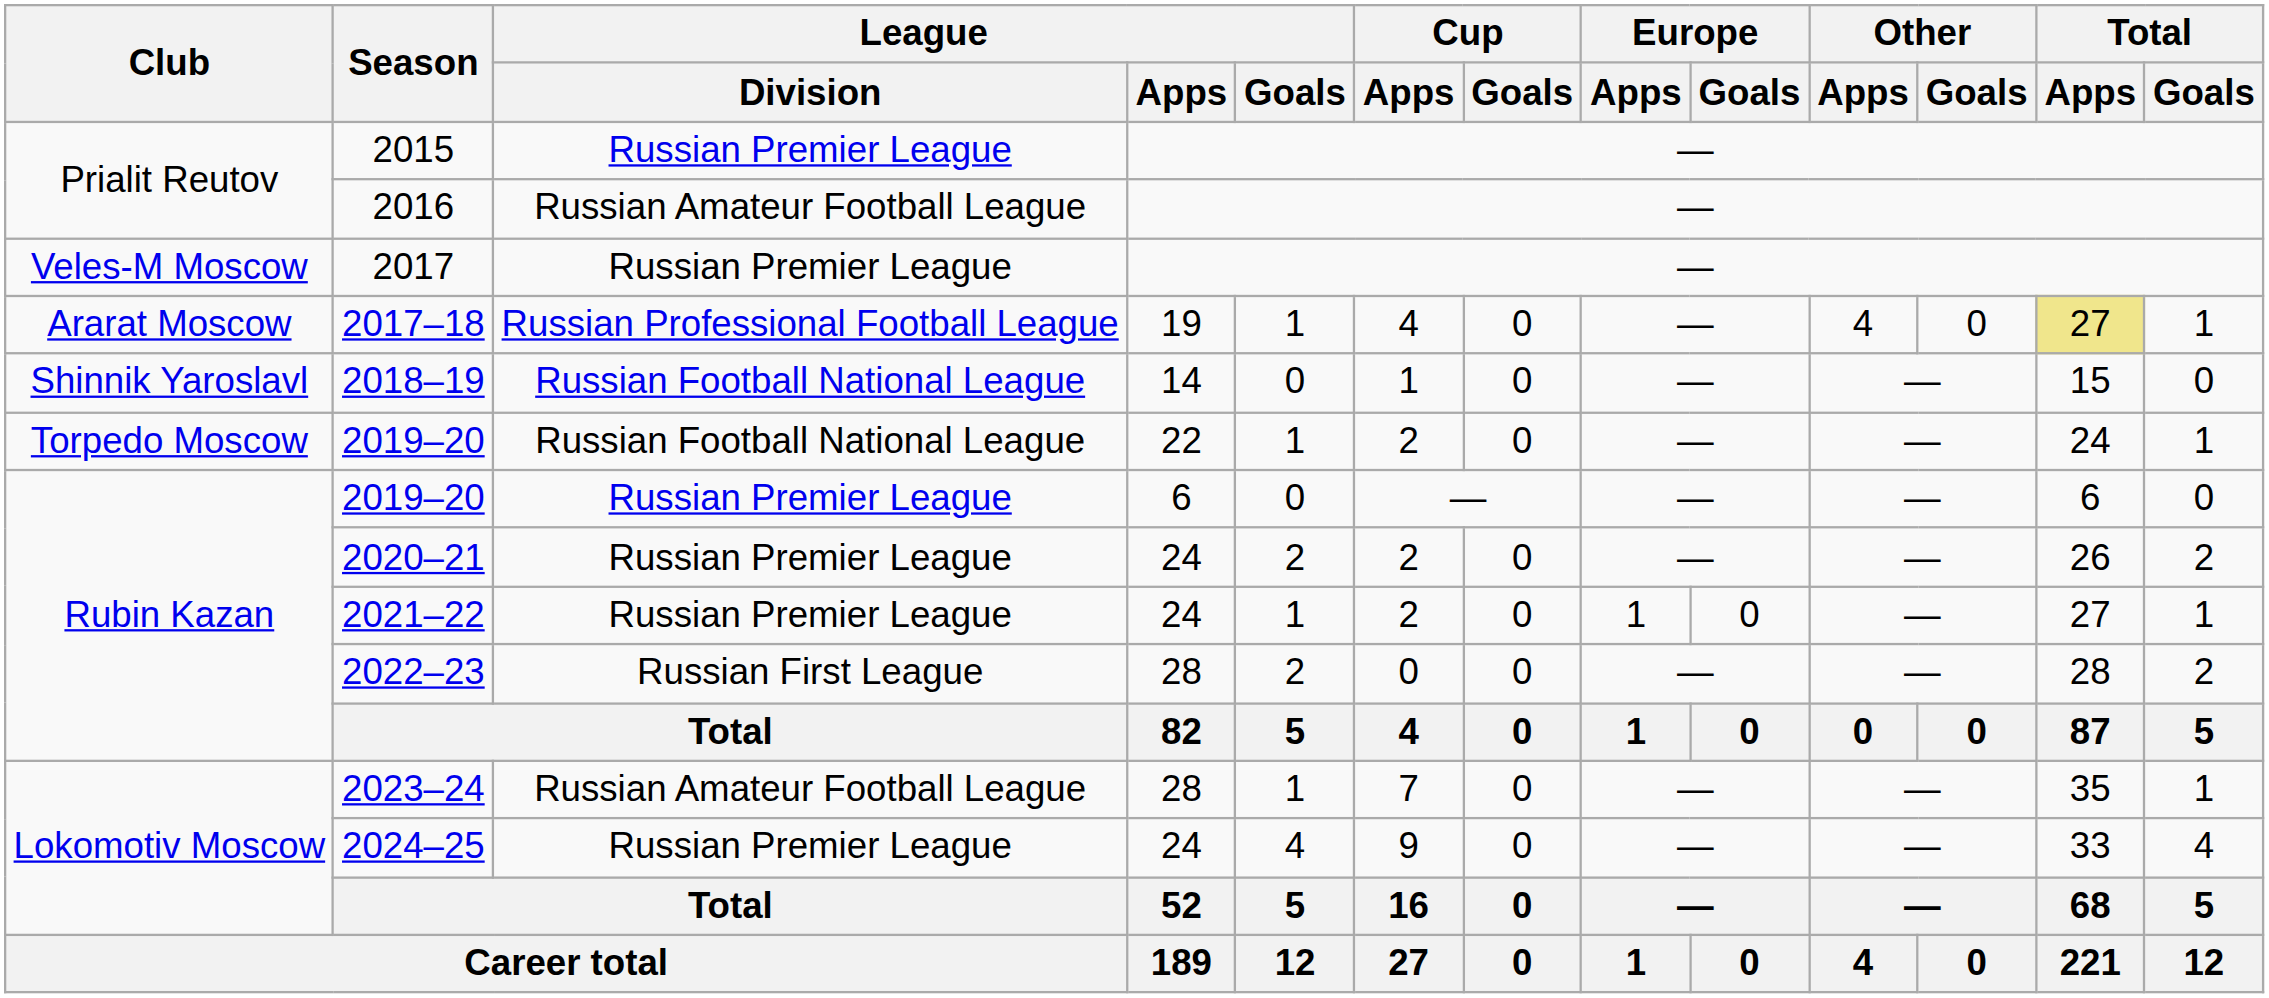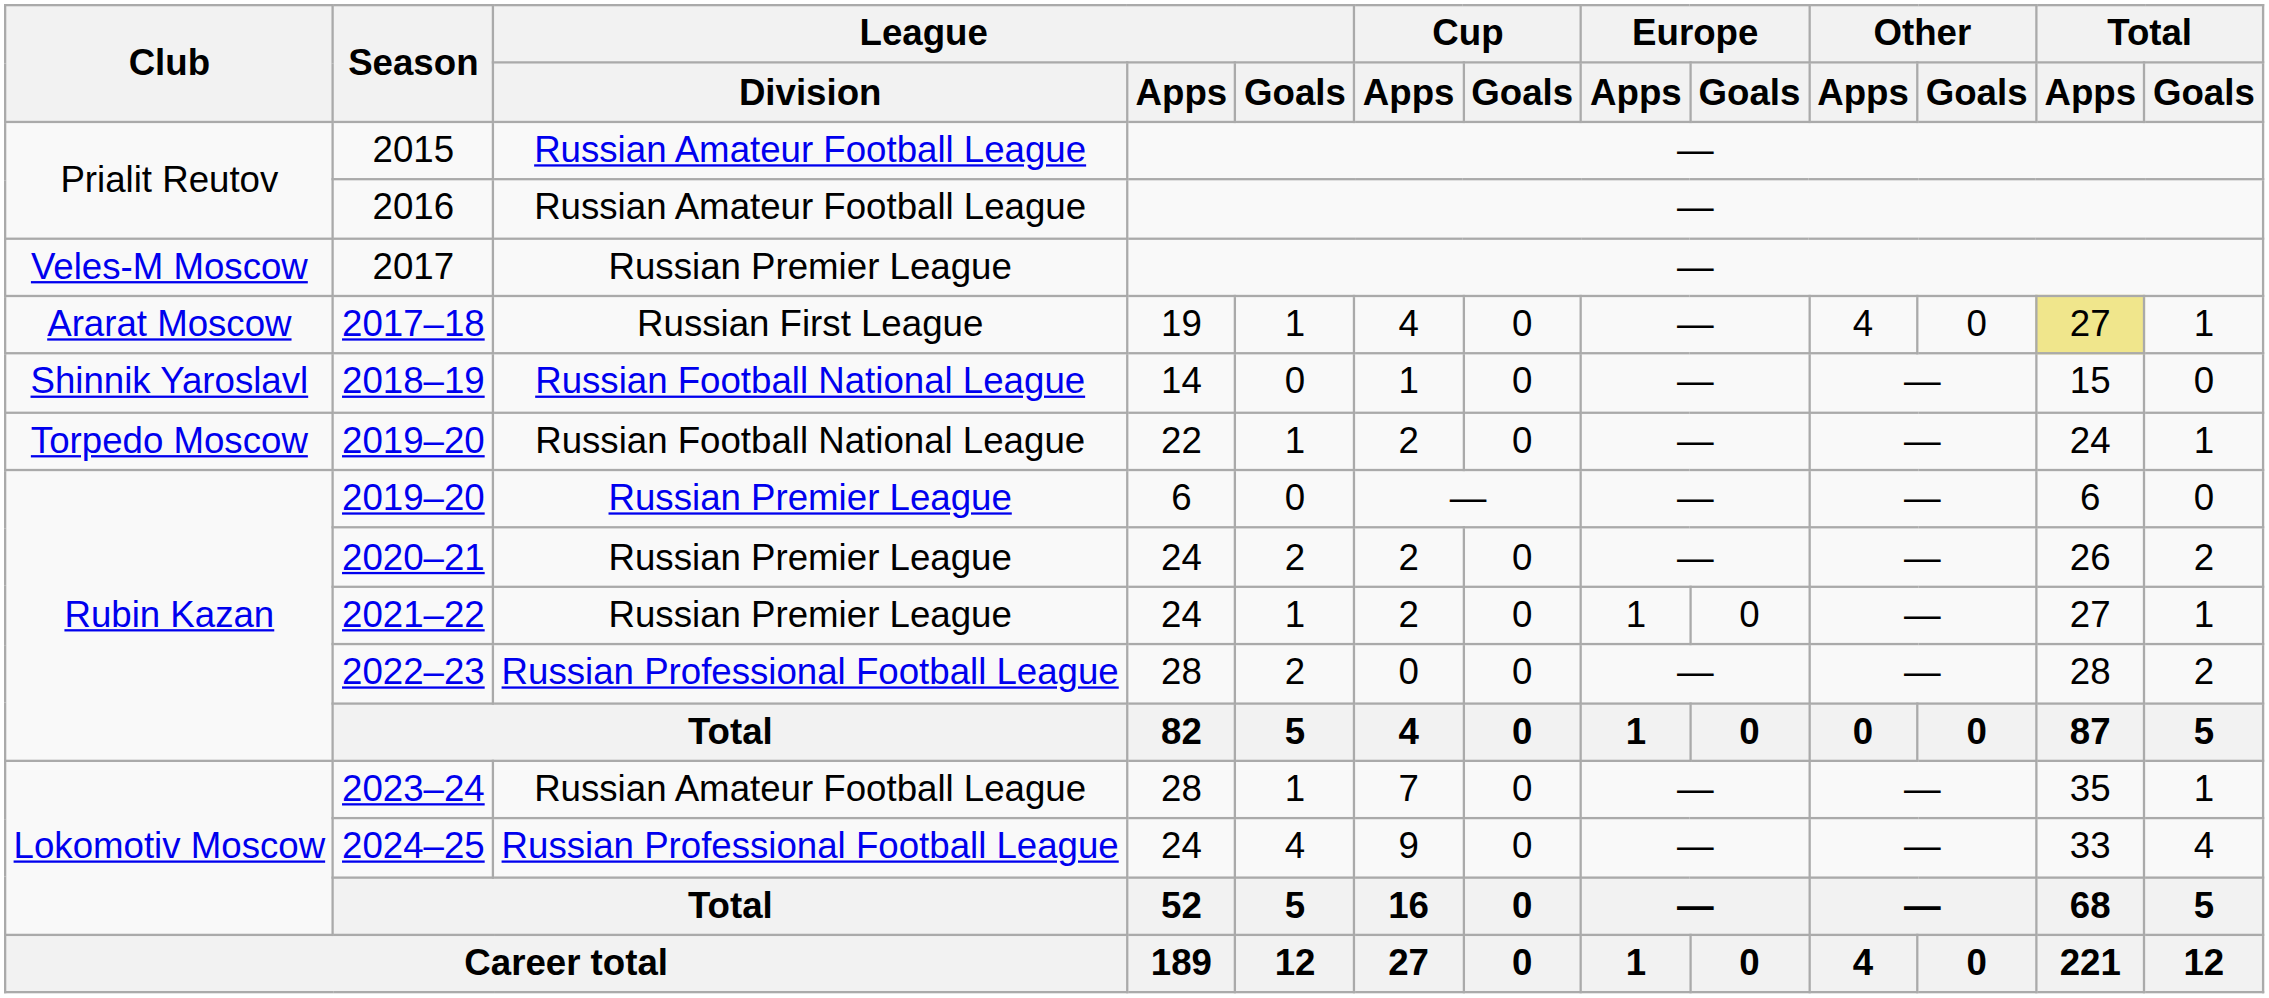(810, 149) Russian Premier League -> (810, 149) Russian Amateur Football League
(810, 324) Russian Professional Football League -> (810, 324) Russian First League
(810, 672) Russian First League -> (810, 672) Russian Professional Football League
(810, 847) Russian Premier League -> (810, 847) Russian Professional Football League
